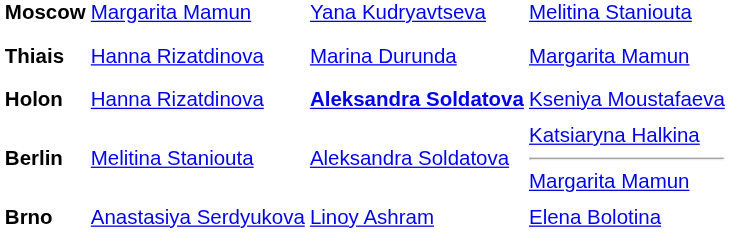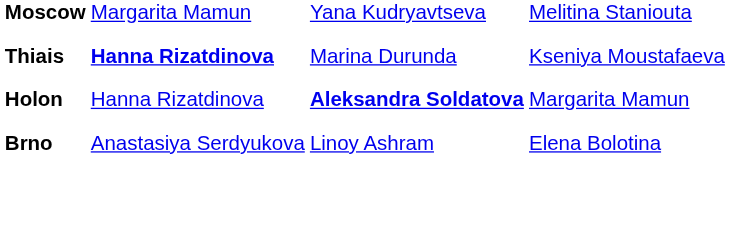(177, 56) normal -> (182, 56) bold
(609, 56) Margarita Mamun -> (627, 56) Kseniya Moustafaeva
(627, 99) Kseniya Moustafaeva -> (609, 99) Margarita Mamun
- row: (34, 158)
